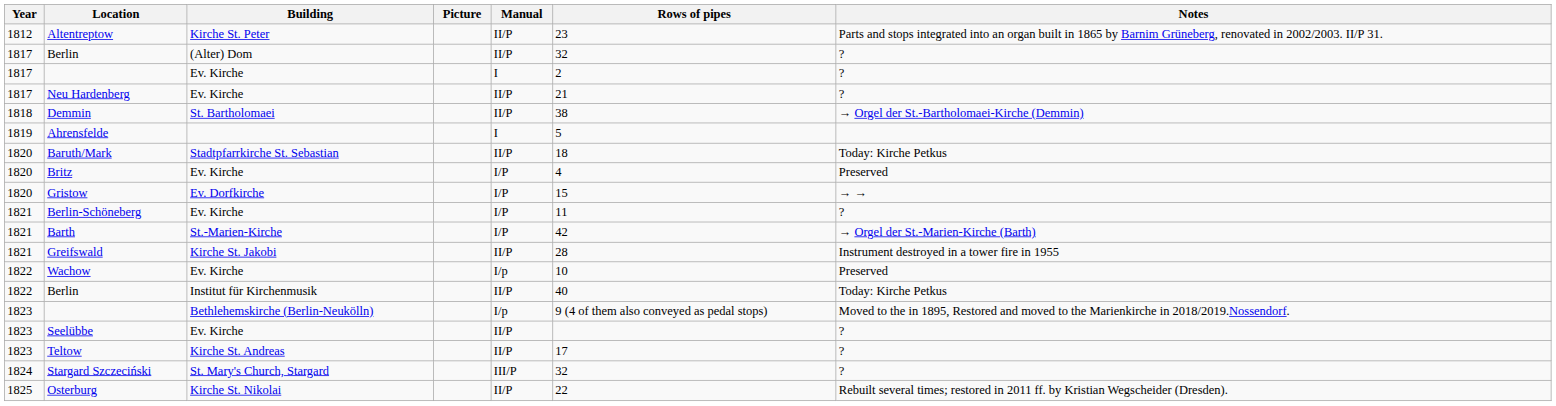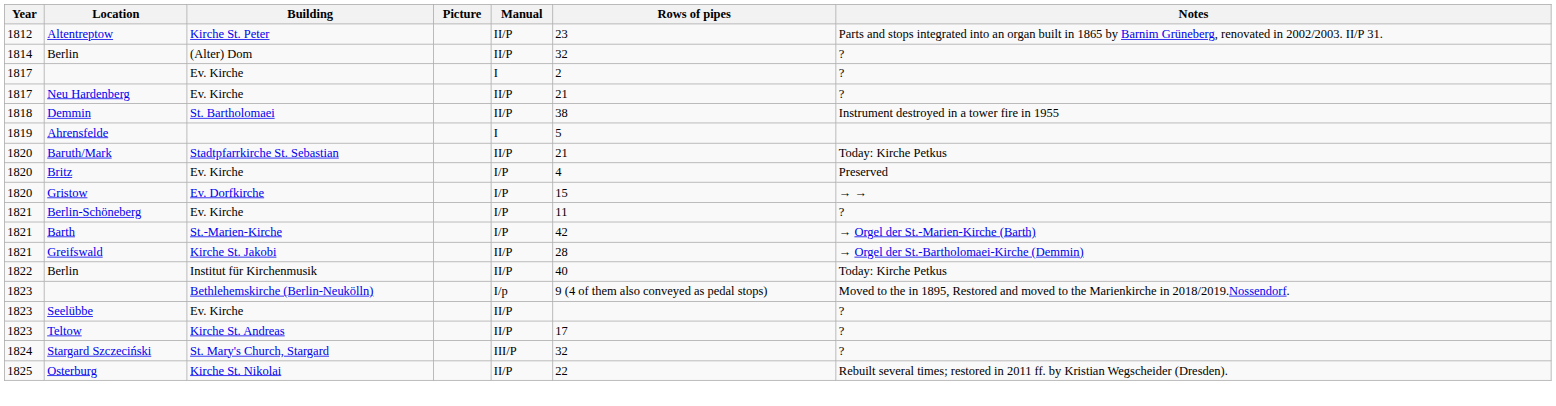(20, 53) 1817 -> (20, 53) 1814
(961, 113) → Orgel der St.-Bartholomaei-Kirche (Demmin) -> (949, 113) Instrument destroyed in a tower fire in 1955
(562, 152) 18 -> (562, 152) 21
(949, 251) Instrument destroyed in a tower fire in 1955 -> (961, 251) → Orgel der St.-Bartholomaei-Kirche (Demmin)
- row: (69, 271)
